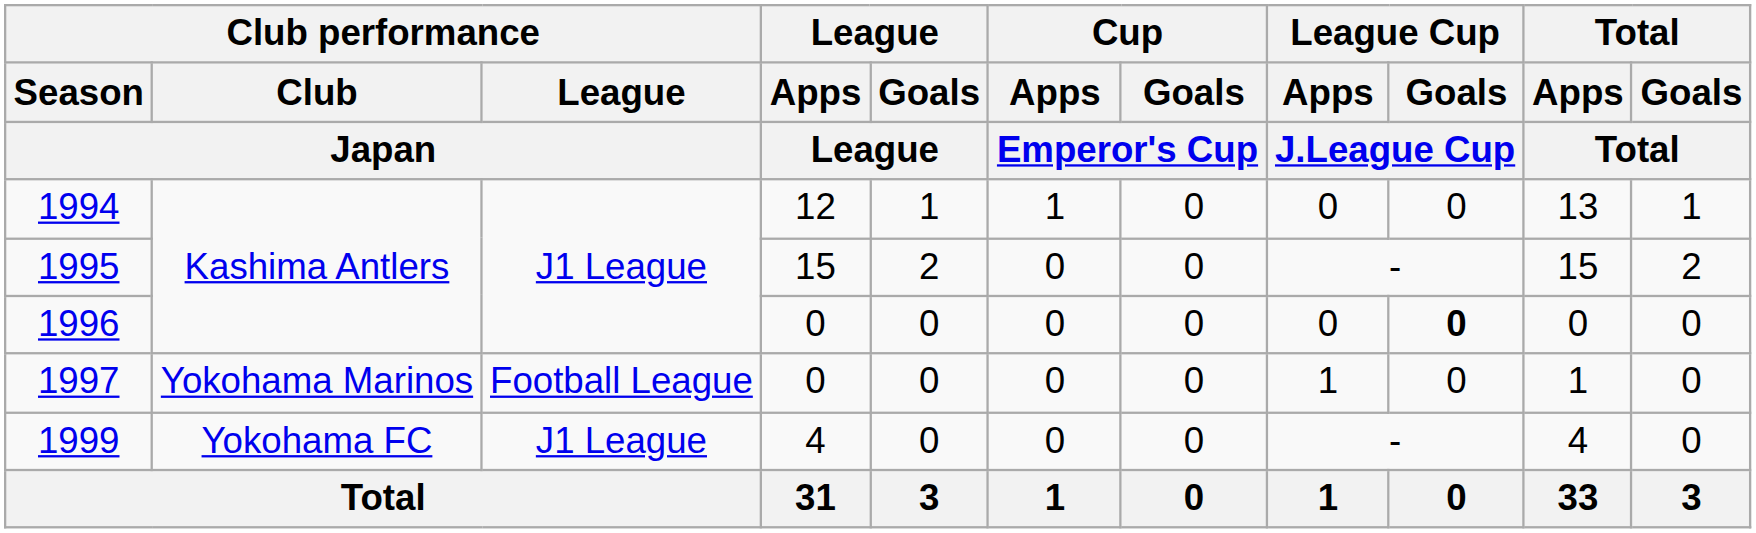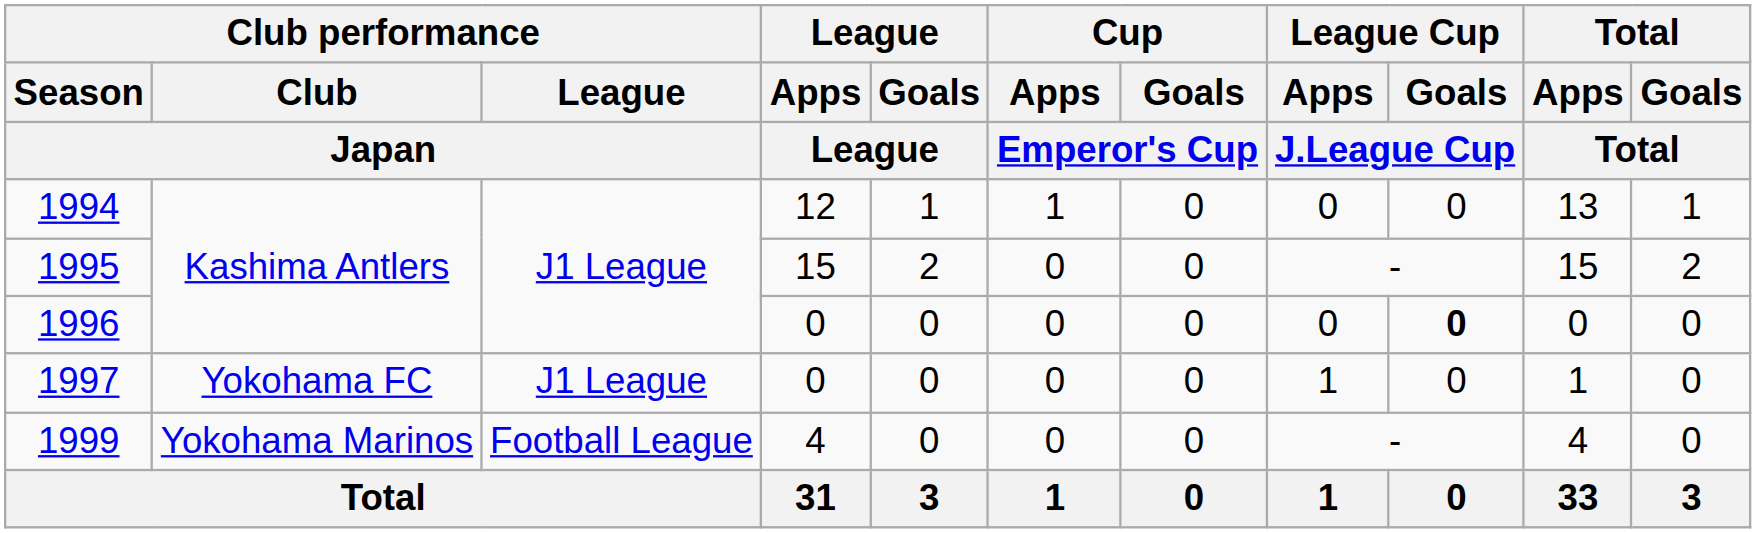(317, 382) Yokohama Marinos -> (317, 382) Yokohama FC
(621, 382) Football League -> (621, 382) J1 League
(317, 440) Yokohama FC -> (317, 440) Yokohama Marinos
(621, 440) J1 League -> (621, 440) Football League
